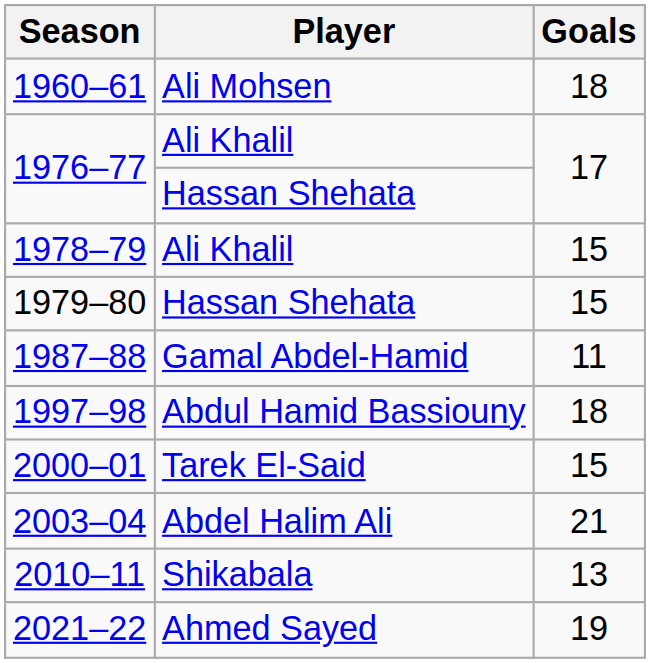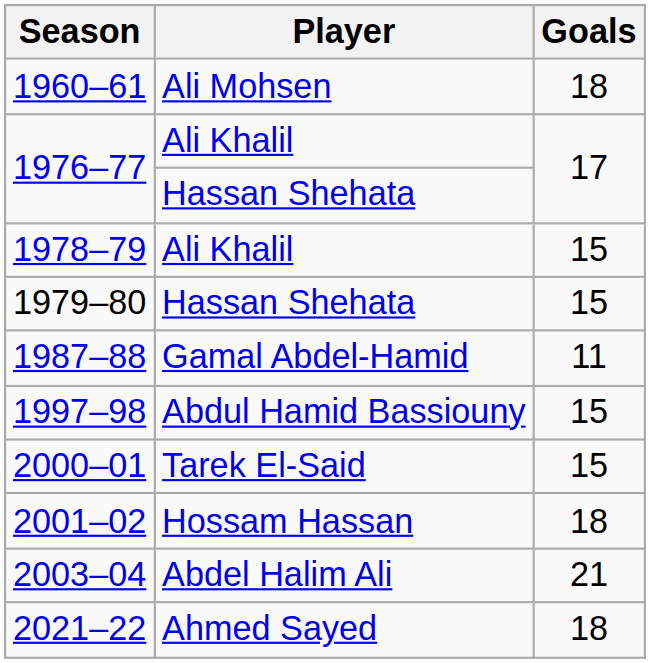(589, 411) 18 -> (589, 411) 15
+ row: (80, 520)
- row: (80, 574)
(589, 628) 19 -> (589, 628) 18
